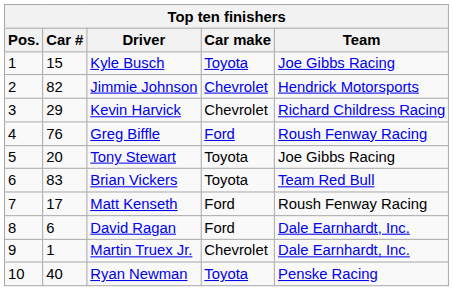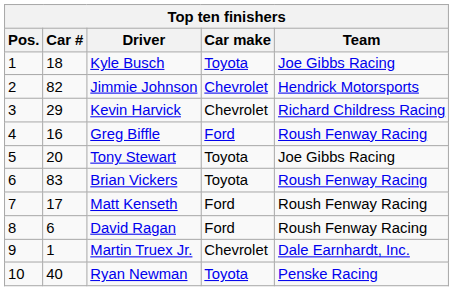(54, 63) 15 -> (54, 63) 18
(54, 134) 76 -> (54, 134) 16
(326, 181) Team Red Bull -> (353, 181) Roush Fenway Racing
(344, 228) Dale Earnhardt, Inc. -> (353, 228) Roush Fenway Racing
